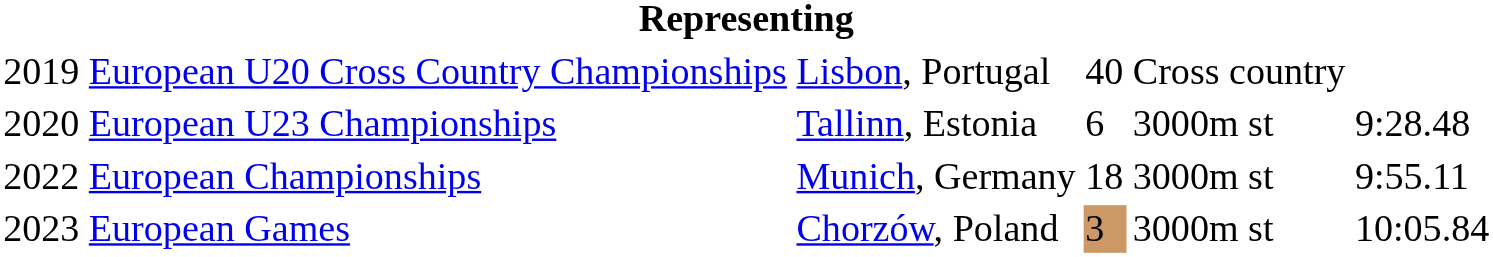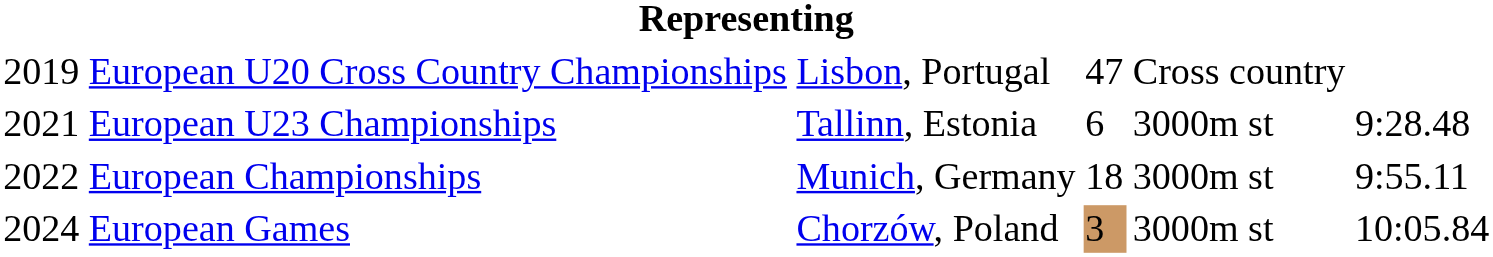(1104, 71) 40 -> (1104, 71) 47
(41, 123) 2020 -> (41, 123) 2021
(41, 228) 2023 -> (41, 228) 2024
